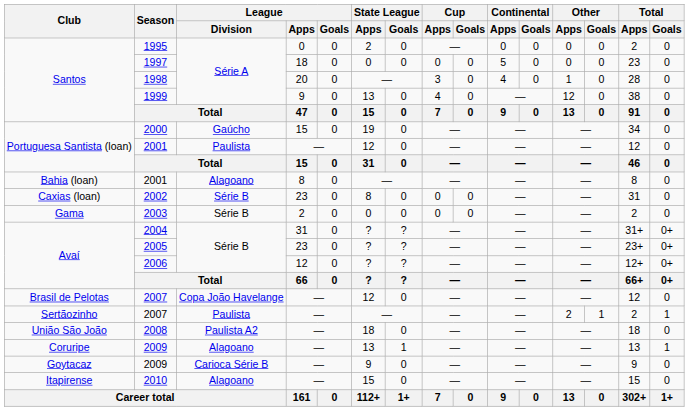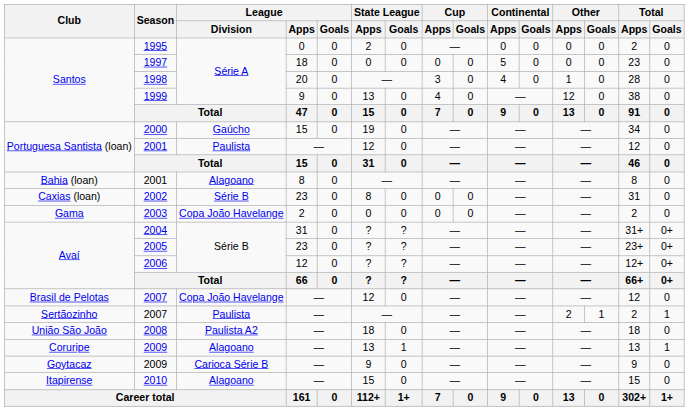(231, 213) Série B -> (231, 213) Copa João Havelange
